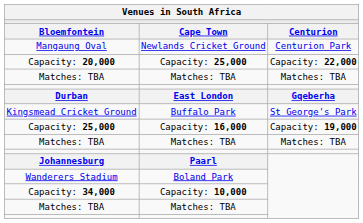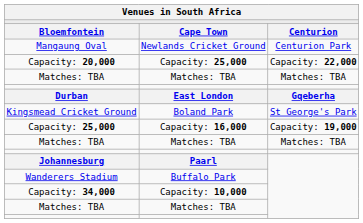(203, 111) Buffalo Park -> (203, 111) Boland Park
(203, 176) Boland Park -> (203, 176) Buffalo Park
